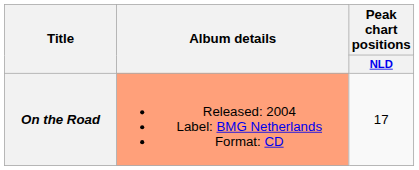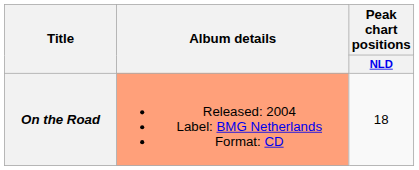(381, 119) 17 -> (381, 119) 18
